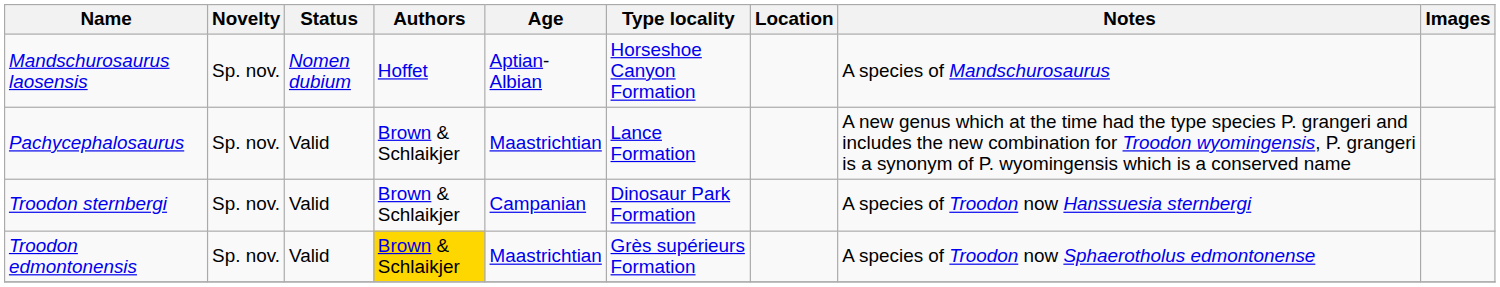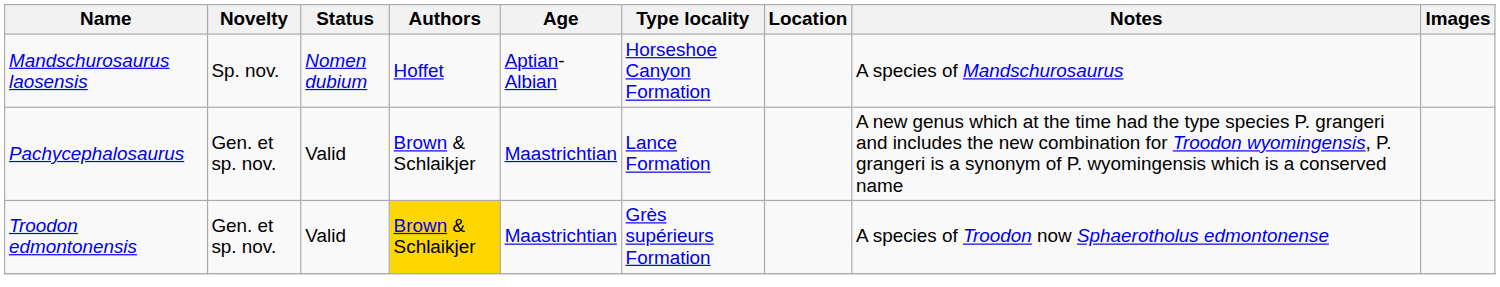(246, 143) Sp. nov. -> (244, 153) Gen. et sp. nov.
- row: (88, 204)
(246, 256) Sp. nov. -> (244, 236) Gen. et sp. nov.
